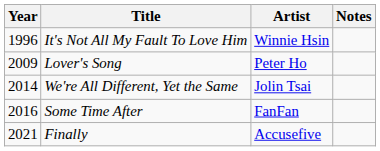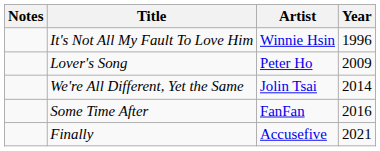columns swapped: (23, 16) <-> (354, 16)
